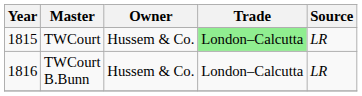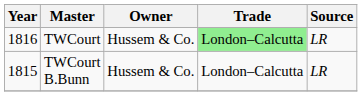(23, 39) 1815 -> (23, 39) 1816
(23, 71) 1816 -> (23, 71) 1815
